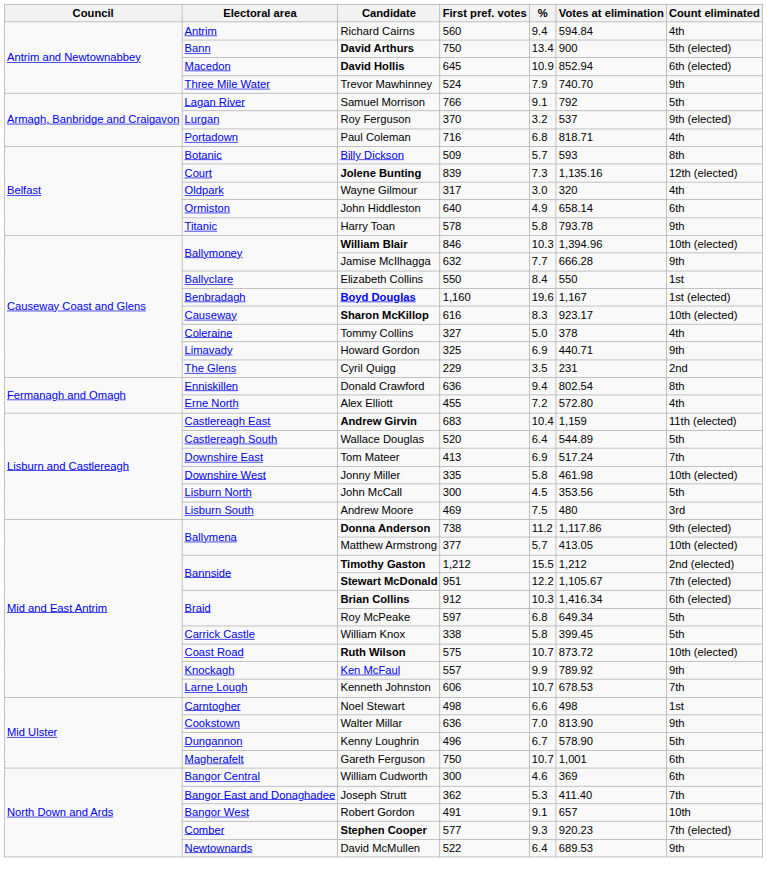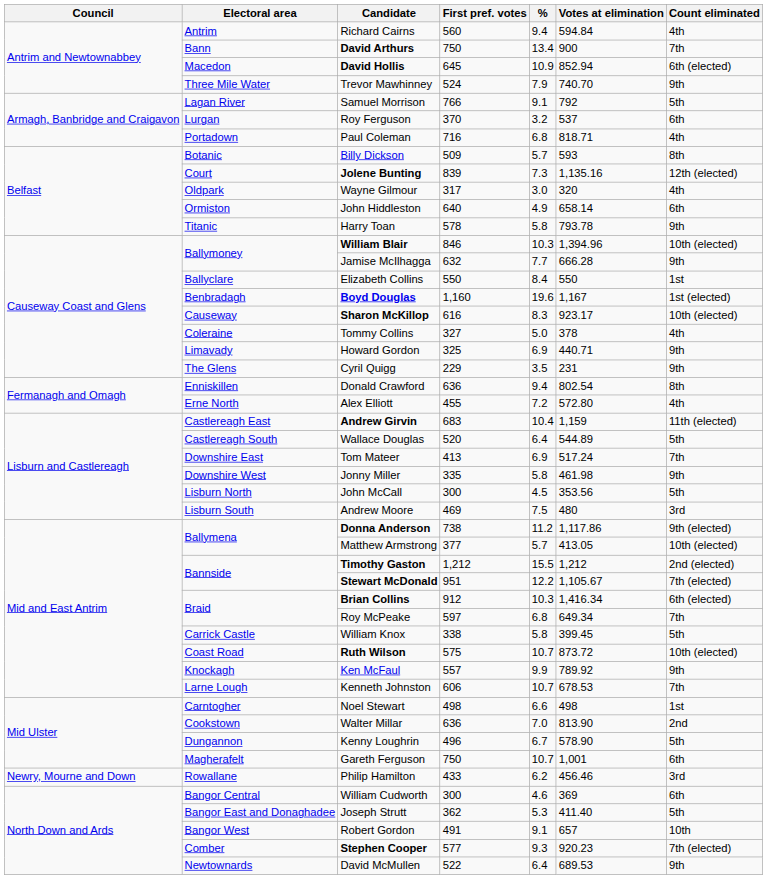(700, 48) 5th (elected) -> (677, 48) 7th
(700, 119) 9th (elected) -> (677, 119) 6th
(678, 368) 2nd -> (677, 368) 9th
(703, 475) 10th (elected) -> (677, 475) 9th
(677, 617) 5th -> (677, 617) 7th
(677, 723) 9th -> (678, 723) 2nd
+ row: (378, 777)
(677, 794) 7th -> (677, 812) 5th
